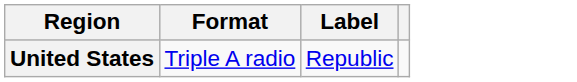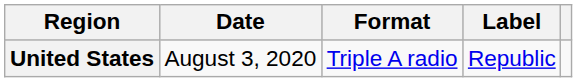+ column: (240, 22)
